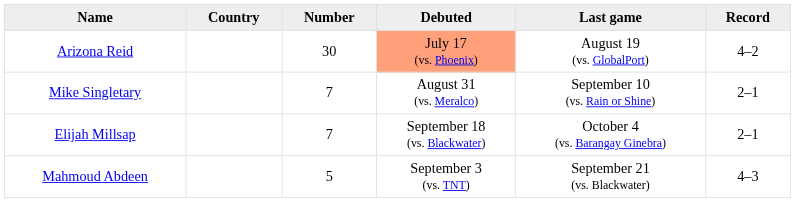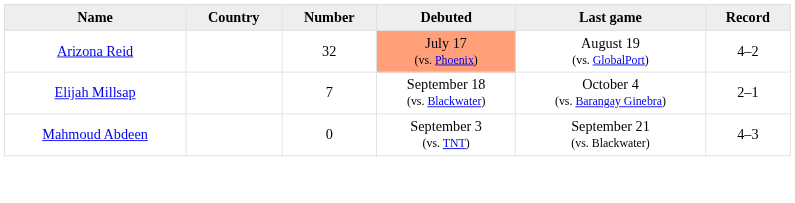(329, 51) 30 -> (329, 51) 32
- row: (95, 93)
(329, 176) 5 -> (329, 134) 0
